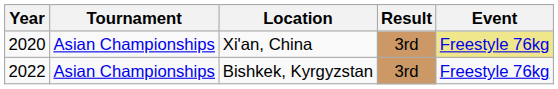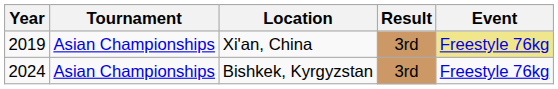(27, 44) 2020 -> (27, 44) 2019
(27, 71) 2022 -> (27, 71) 2024
